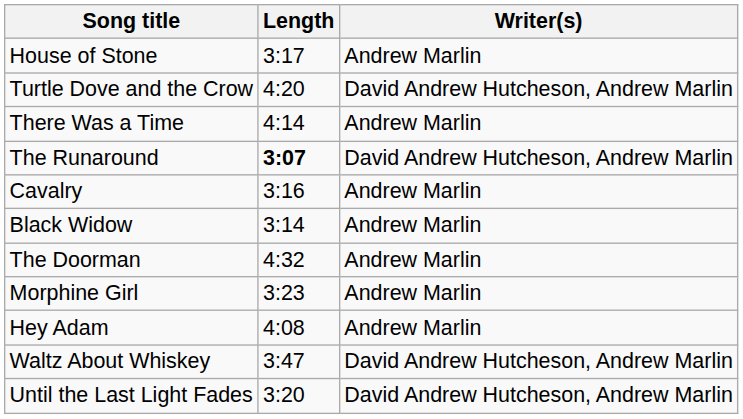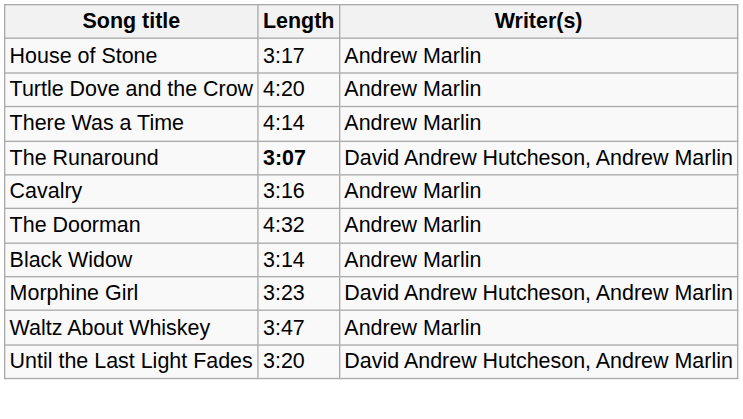(539, 89) David Andrew Hutcheson, Andrew Marlin -> (413, 89) Andrew Marlin
rows swapped: (71, 225) <-> (75, 259)
(413, 293) Andrew Marlin -> (539, 293) David Andrew Hutcheson, Andrew Marlin
- row: (59, 327)
(539, 361) David Andrew Hutcheson, Andrew Marlin -> (413, 327) Andrew Marlin
